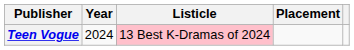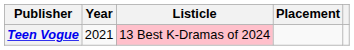(99, 34) 2024 -> (99, 34) 2021
